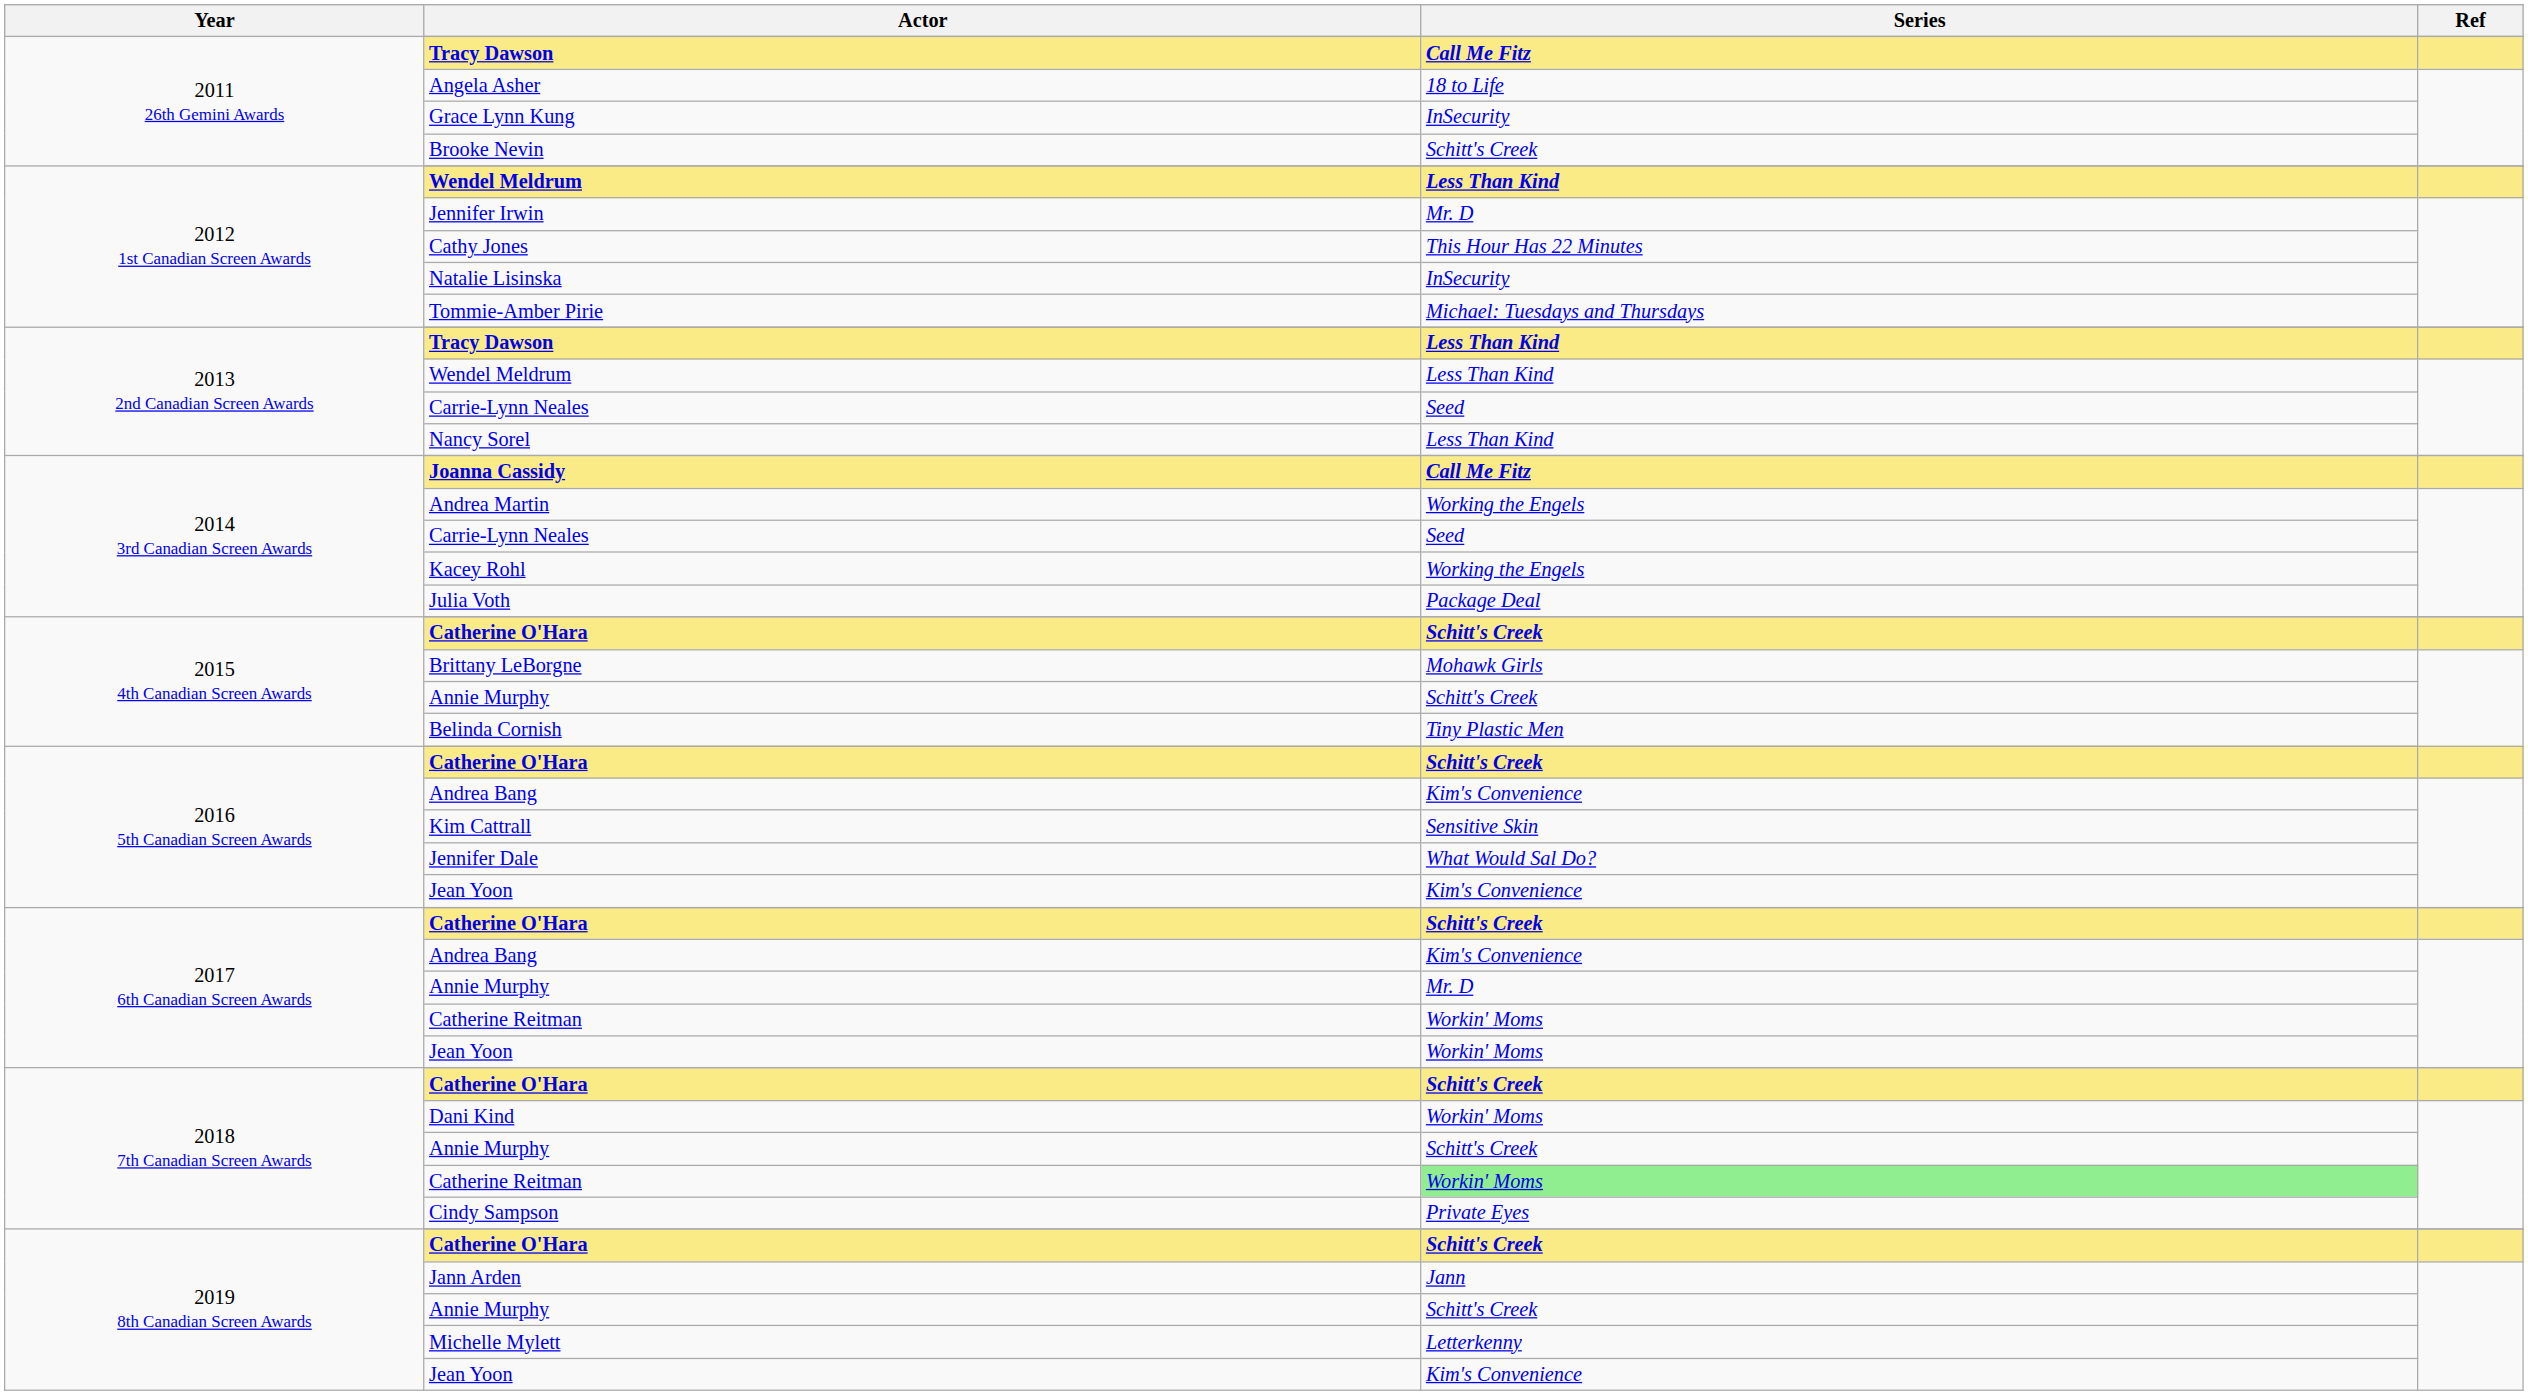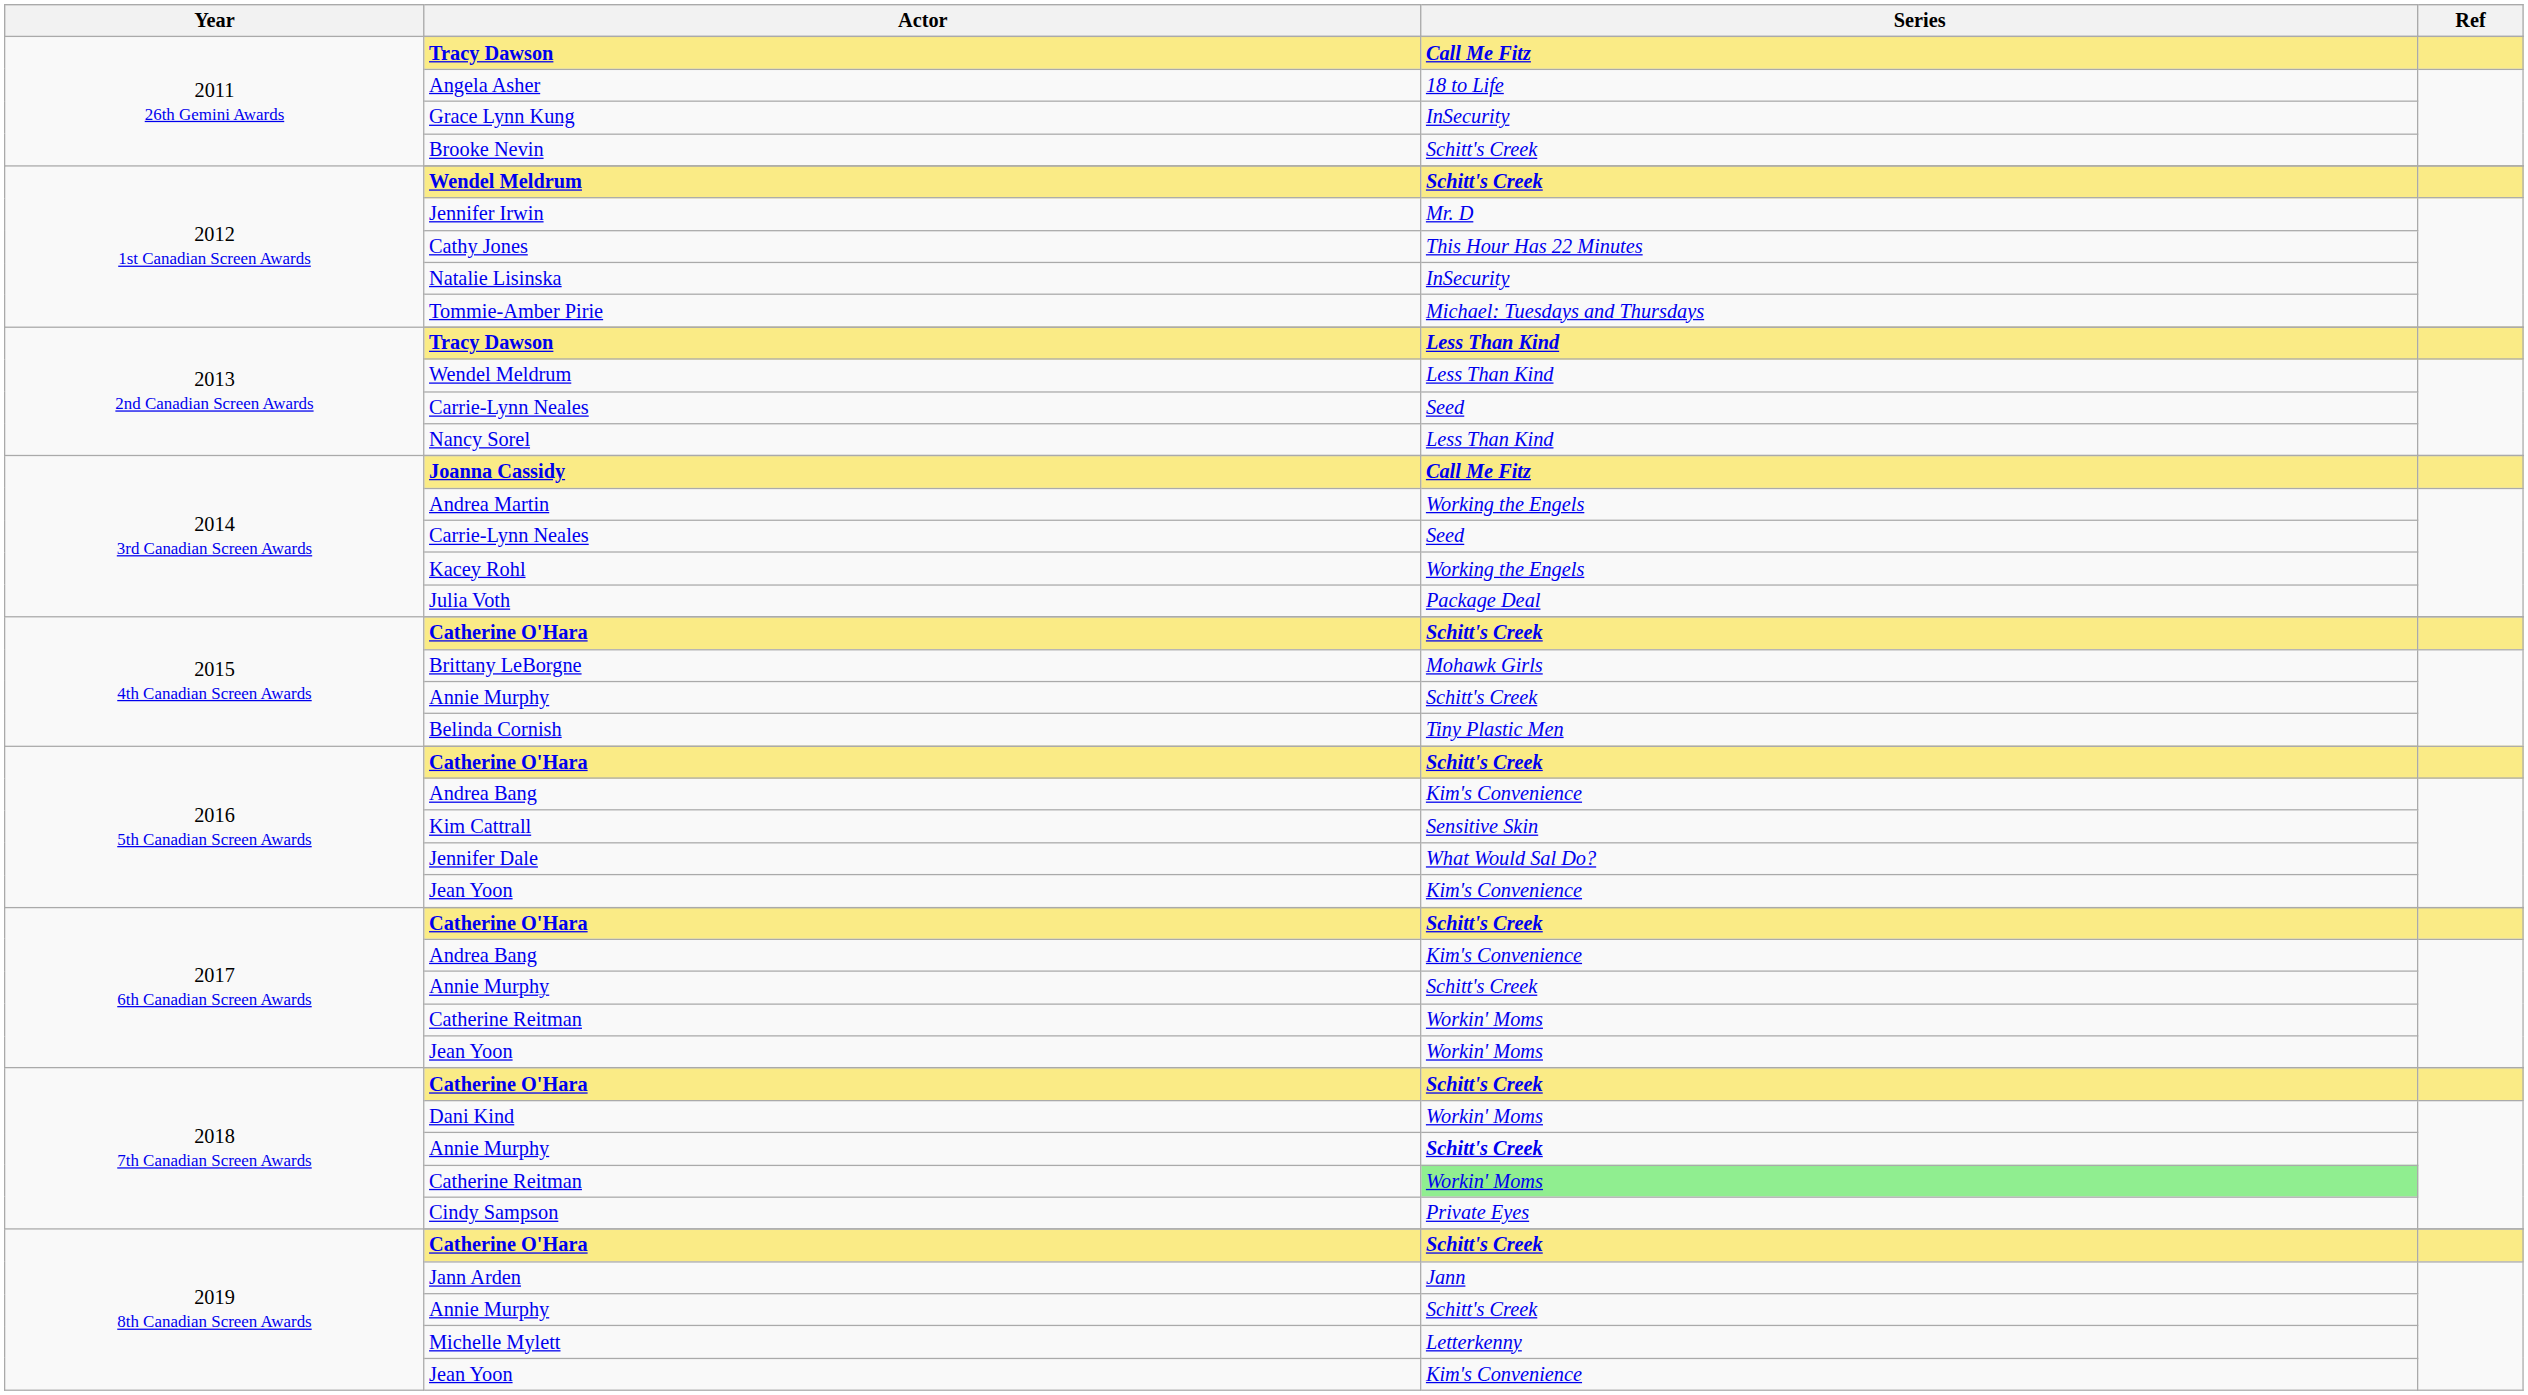(1493, 181) Less Than Kind -> (1484, 181) Schitt's Creek
(1450, 987) Mr. D -> (1482, 987) Schitt's Creek
(1482, 1148) normal -> (1484, 1148) bold
